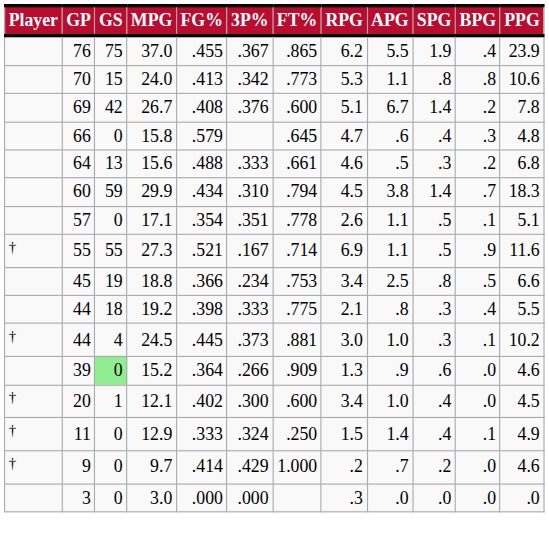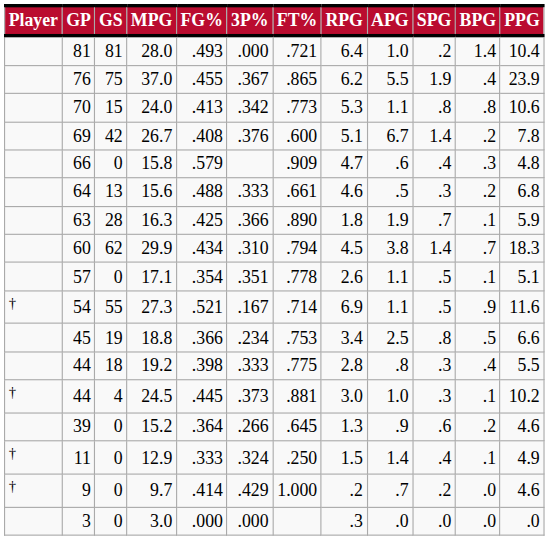+ row: (157, 51)
(302, 135) .645 -> (302, 163) .909
+ row: (157, 220)
(114, 192) 59 -> (114, 248) 62
(82, 250) 55 -> (82, 307) 54
(352, 309) 2.1 -> (352, 365) 2.8
(118, 370) lightgreen background -> (118, 426) no background
(302, 370) .909 -> (302, 426) .645
(489, 370) .0 -> (489, 426) .2
- row: (157, 401)
